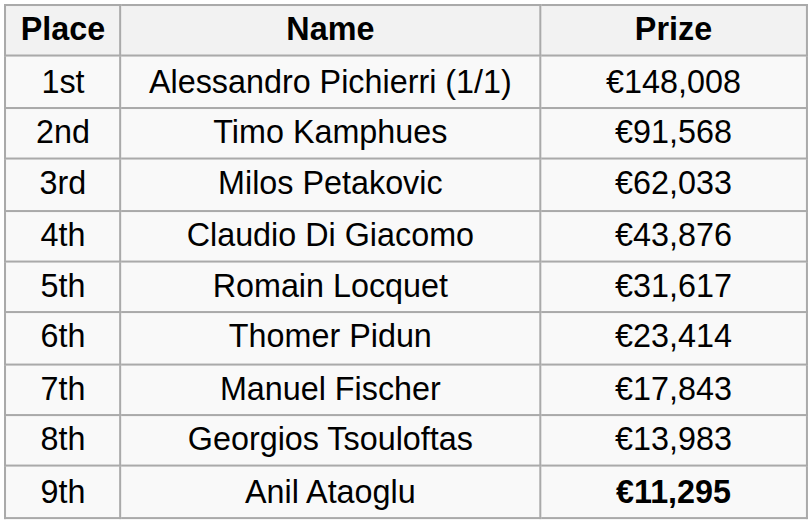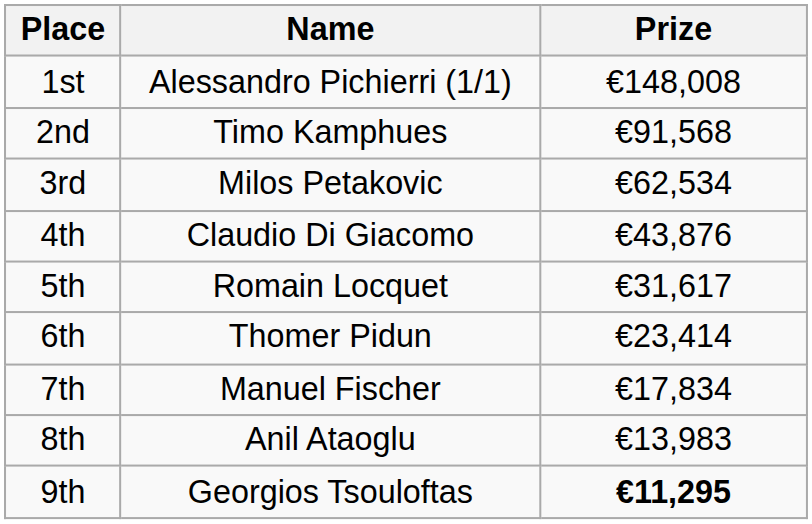(674, 183) €62,033 -> (674, 183) €62,534
(674, 388) €17,843 -> (674, 388) €17,834
(330, 440) Georgios Tsouloftas -> (330, 440) Anil Ataoglu
(330, 491) Anil Ataoglu -> (330, 491) Georgios Tsouloftas
